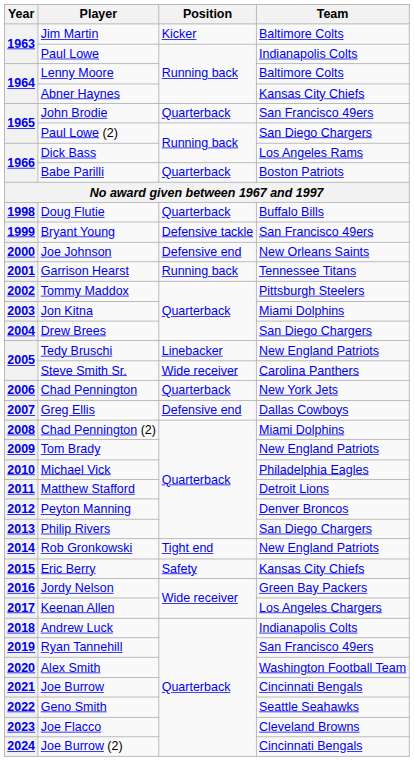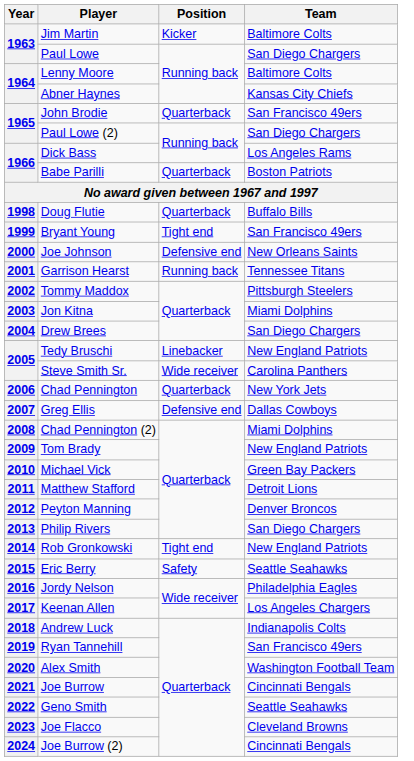(308, 53) Indianapolis Colts -> (304, 53) San Diego Chargers
(207, 232) Defensive tackle -> (187, 232) Tight end
(314, 469) Philadelphia Eagles -> (301, 469) Green Bay Packers
(312, 568) Kansas City Chiefs -> (297, 568) Seattle Seahawks
(313, 588) Green Bay Packers -> (302, 588) Philadelphia Eagles
